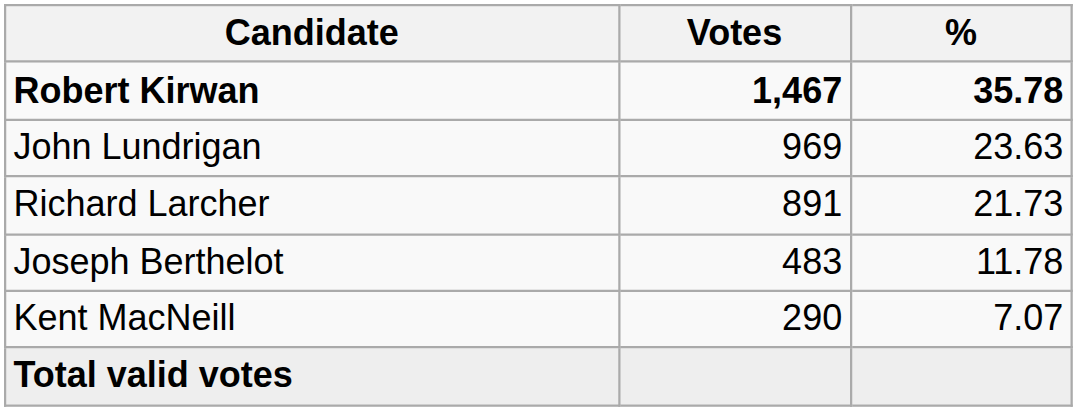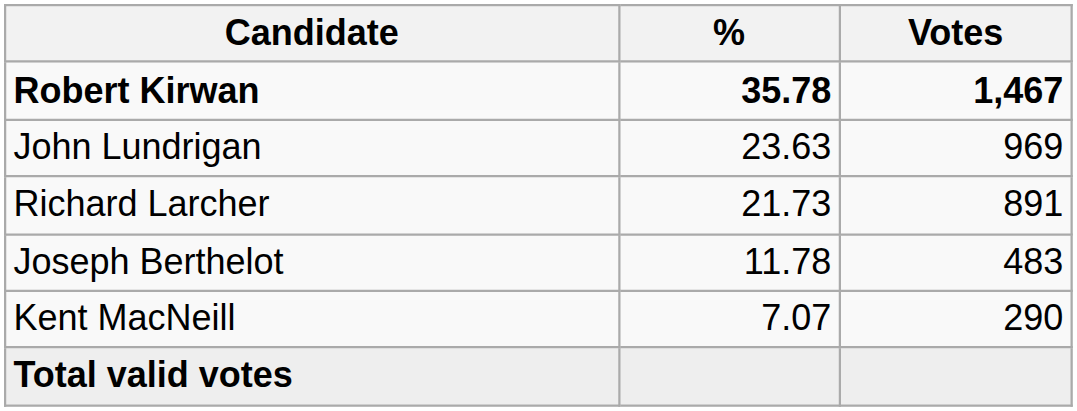columns swapped: (734, 33) <-> (961, 33)
